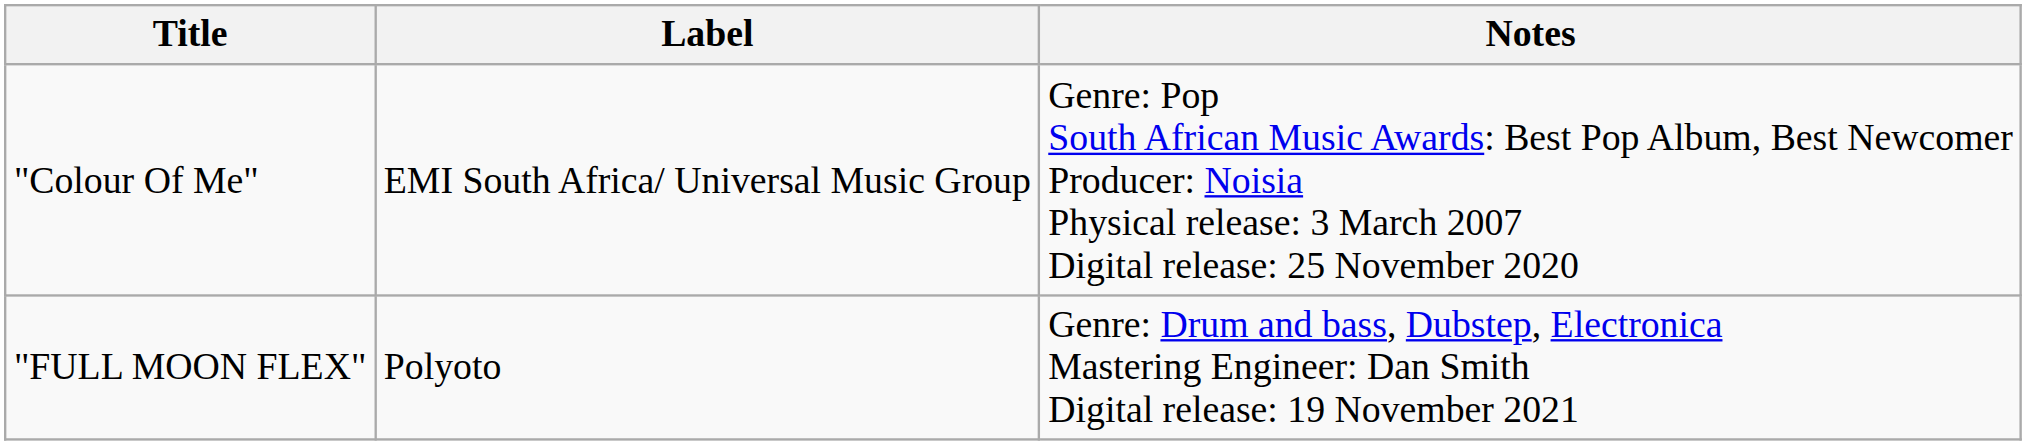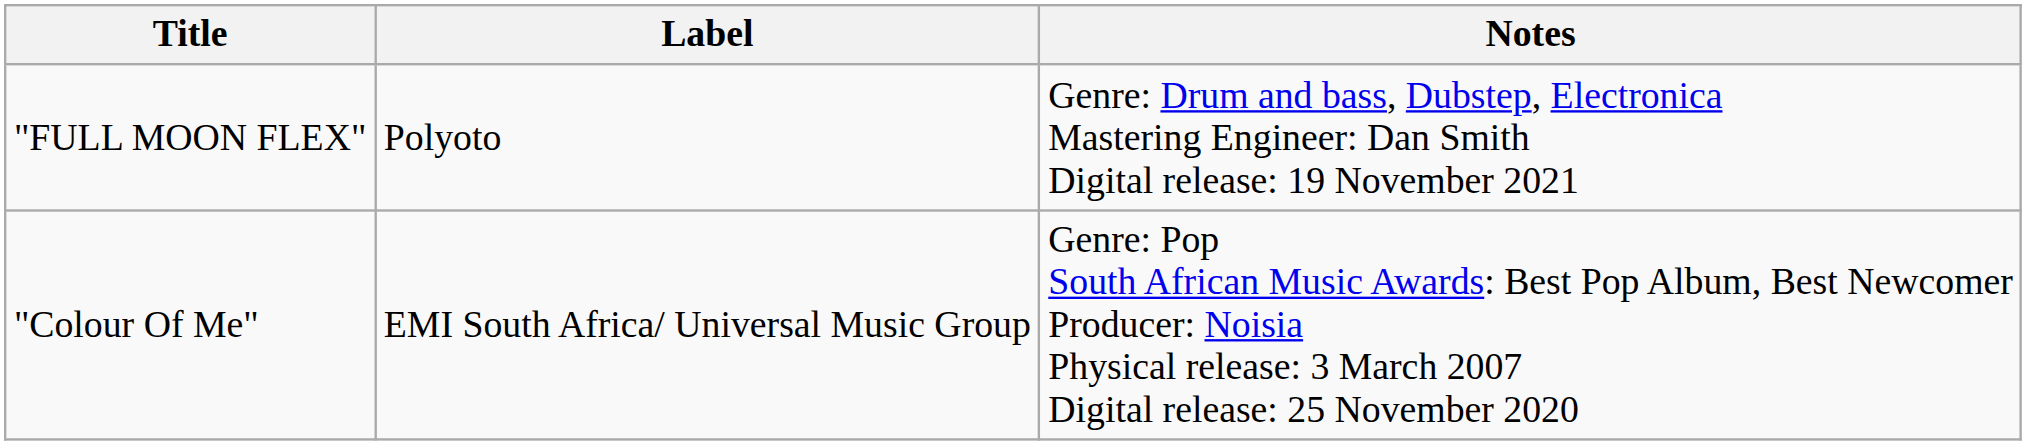rows swapped: (136, 179) <-> (190, 366)
